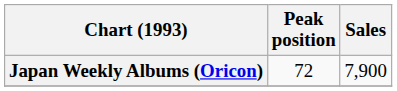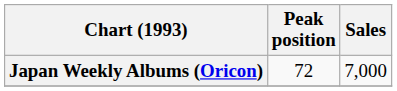(366, 70) 7,900 -> (366, 70) 7,000
